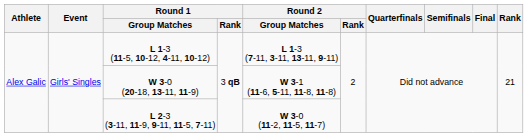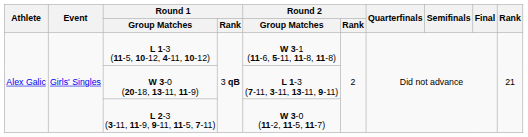(292, 54) L 1-3 (7-11, 3-11, 13-11, 9-11) -> (292, 54) W 3-1 (11-6, 5-11, 11-8, 11-8)
(292, 87) W 3-1 (11-6, 5-11, 11-8, 11-8) -> (292, 87) L 1-3 (7-11, 3-11, 13-11, 9-11)
